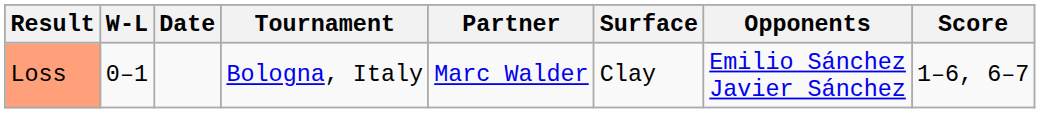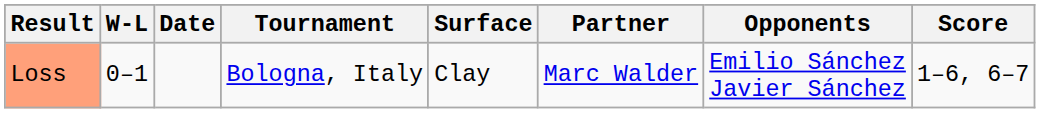columns swapped: (649, 24) <-> (511, 24)
